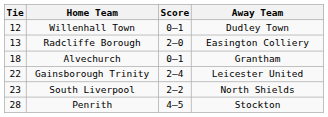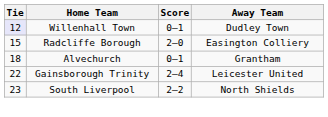(15, 28) no background -> (15, 28) lavender background
(15, 43) 13 -> (15, 43) 15
- row: (92, 105)
